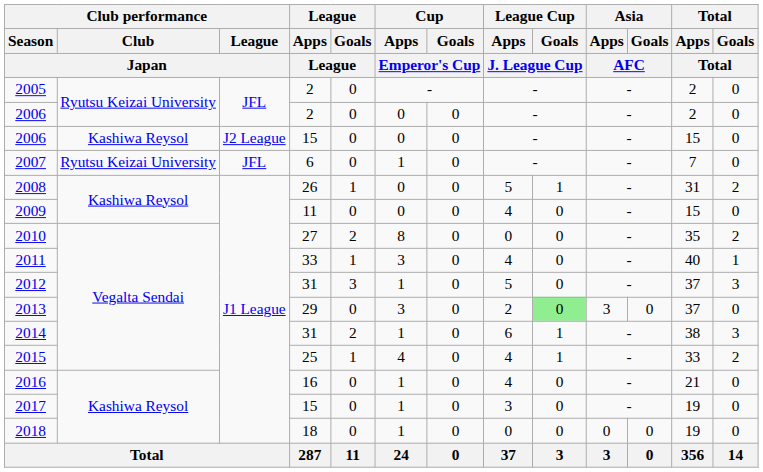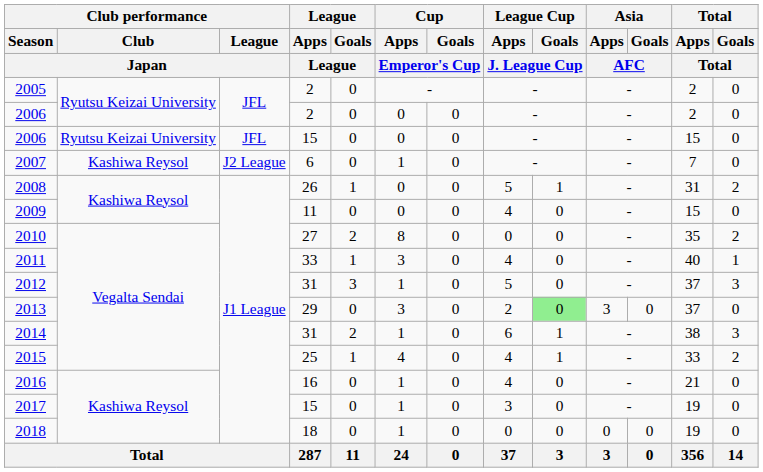(138, 138) Kashiwa Reysol -> (138, 138) Ryutsu Keizai University
(254, 138) J2 League -> (254, 138) JFL
(138, 162) Ryutsu Keizai University -> (138, 162) Kashiwa Reysol
(254, 162) JFL -> (254, 162) J2 League
